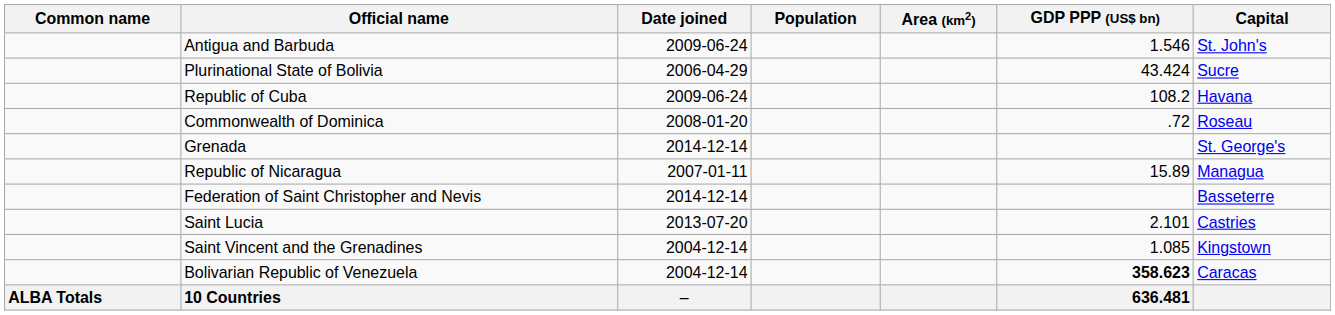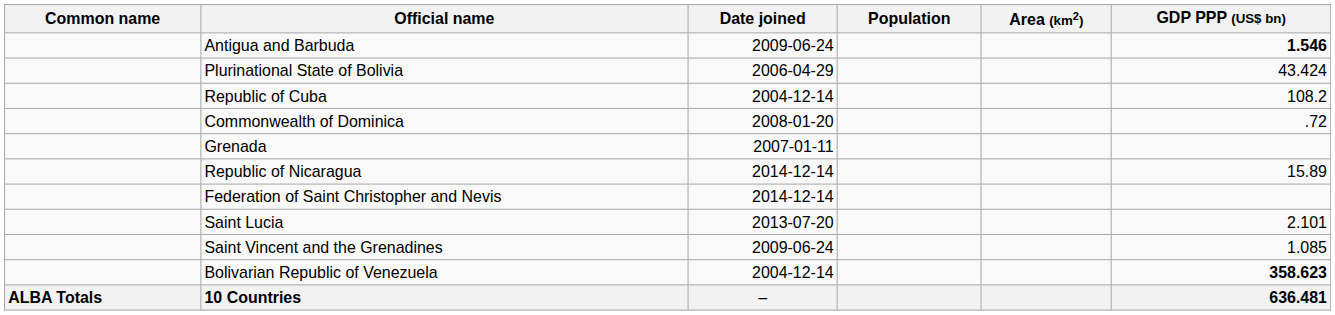- column: (1262, 18)
(1170, 45) normal -> (1307, 45) bold
(707, 96) 2009-06-24 -> (793, 96) 2004-12-14
(707, 146) 2014-12-14 -> (793, 146) 2007-01-11
(707, 172) 2007-01-11 -> (793, 172) 2014-12-14
(707, 248) 2004-12-14 -> (793, 248) 2009-06-24
